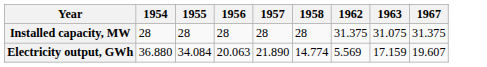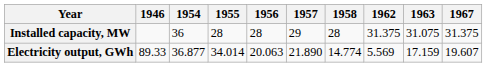+ column: (152, 14)
(145, 33) 28 -> (178, 33) 36
(262, 33) 28 -> (295, 33) 29
(155, 52) 36.880 -> (188, 52) 36.877
(195, 52) 34.084 -> (227, 52) 34.014
